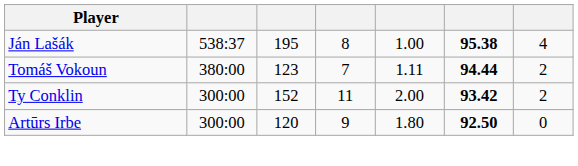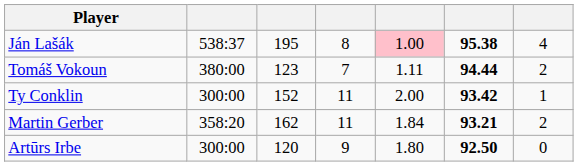(409, 43) no background -> (409, 43) pink background
(543, 95) 2 -> (543, 95) 1
+ row: (56, 122)
